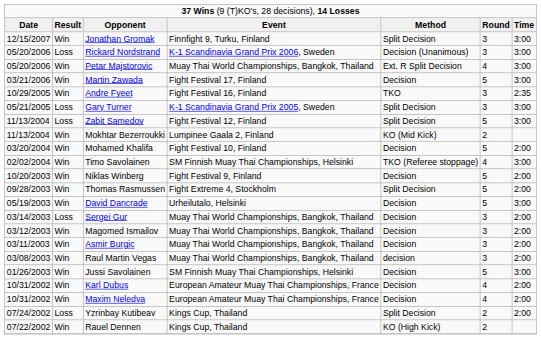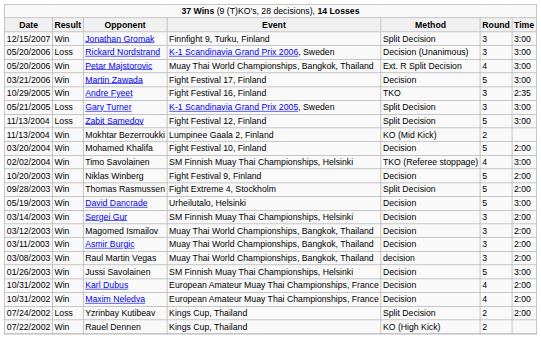(64, 217) Loss -> (62, 217) Win
(271, 217) Muay Thai World Championships, Bangkok, Thailand -> (261, 217) SM Finnish Muay Thai Championships, Helsinki
